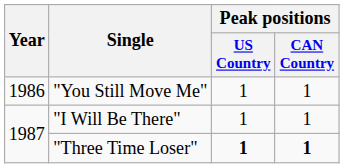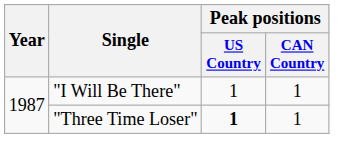- row: (130, 90)
(307, 148) bold -> (297, 119) normal
